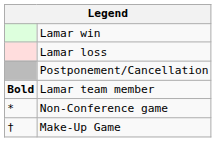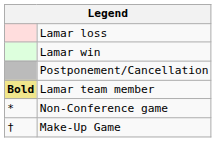rows swapped: (70, 32) <-> (73, 51)
(21, 89) no background -> (21, 89) khaki background
